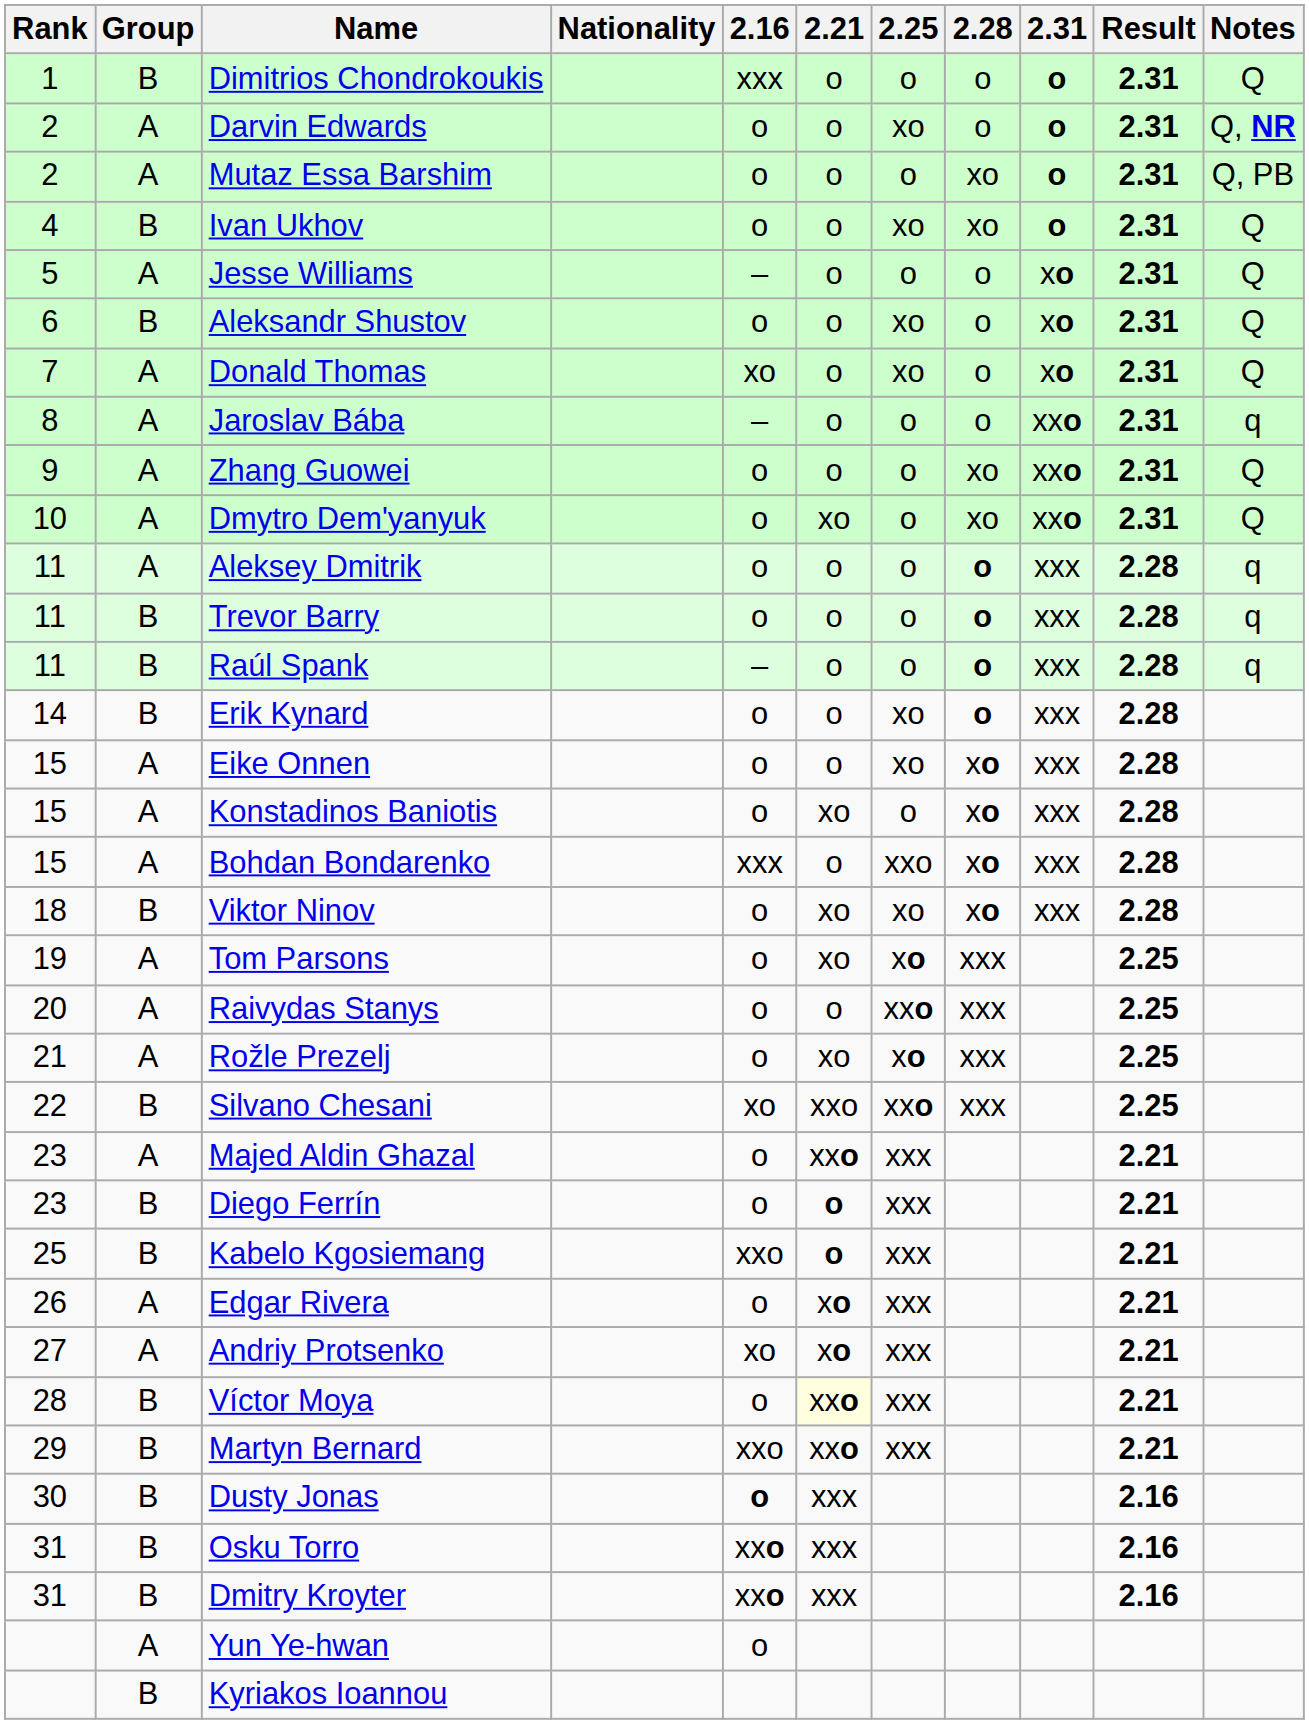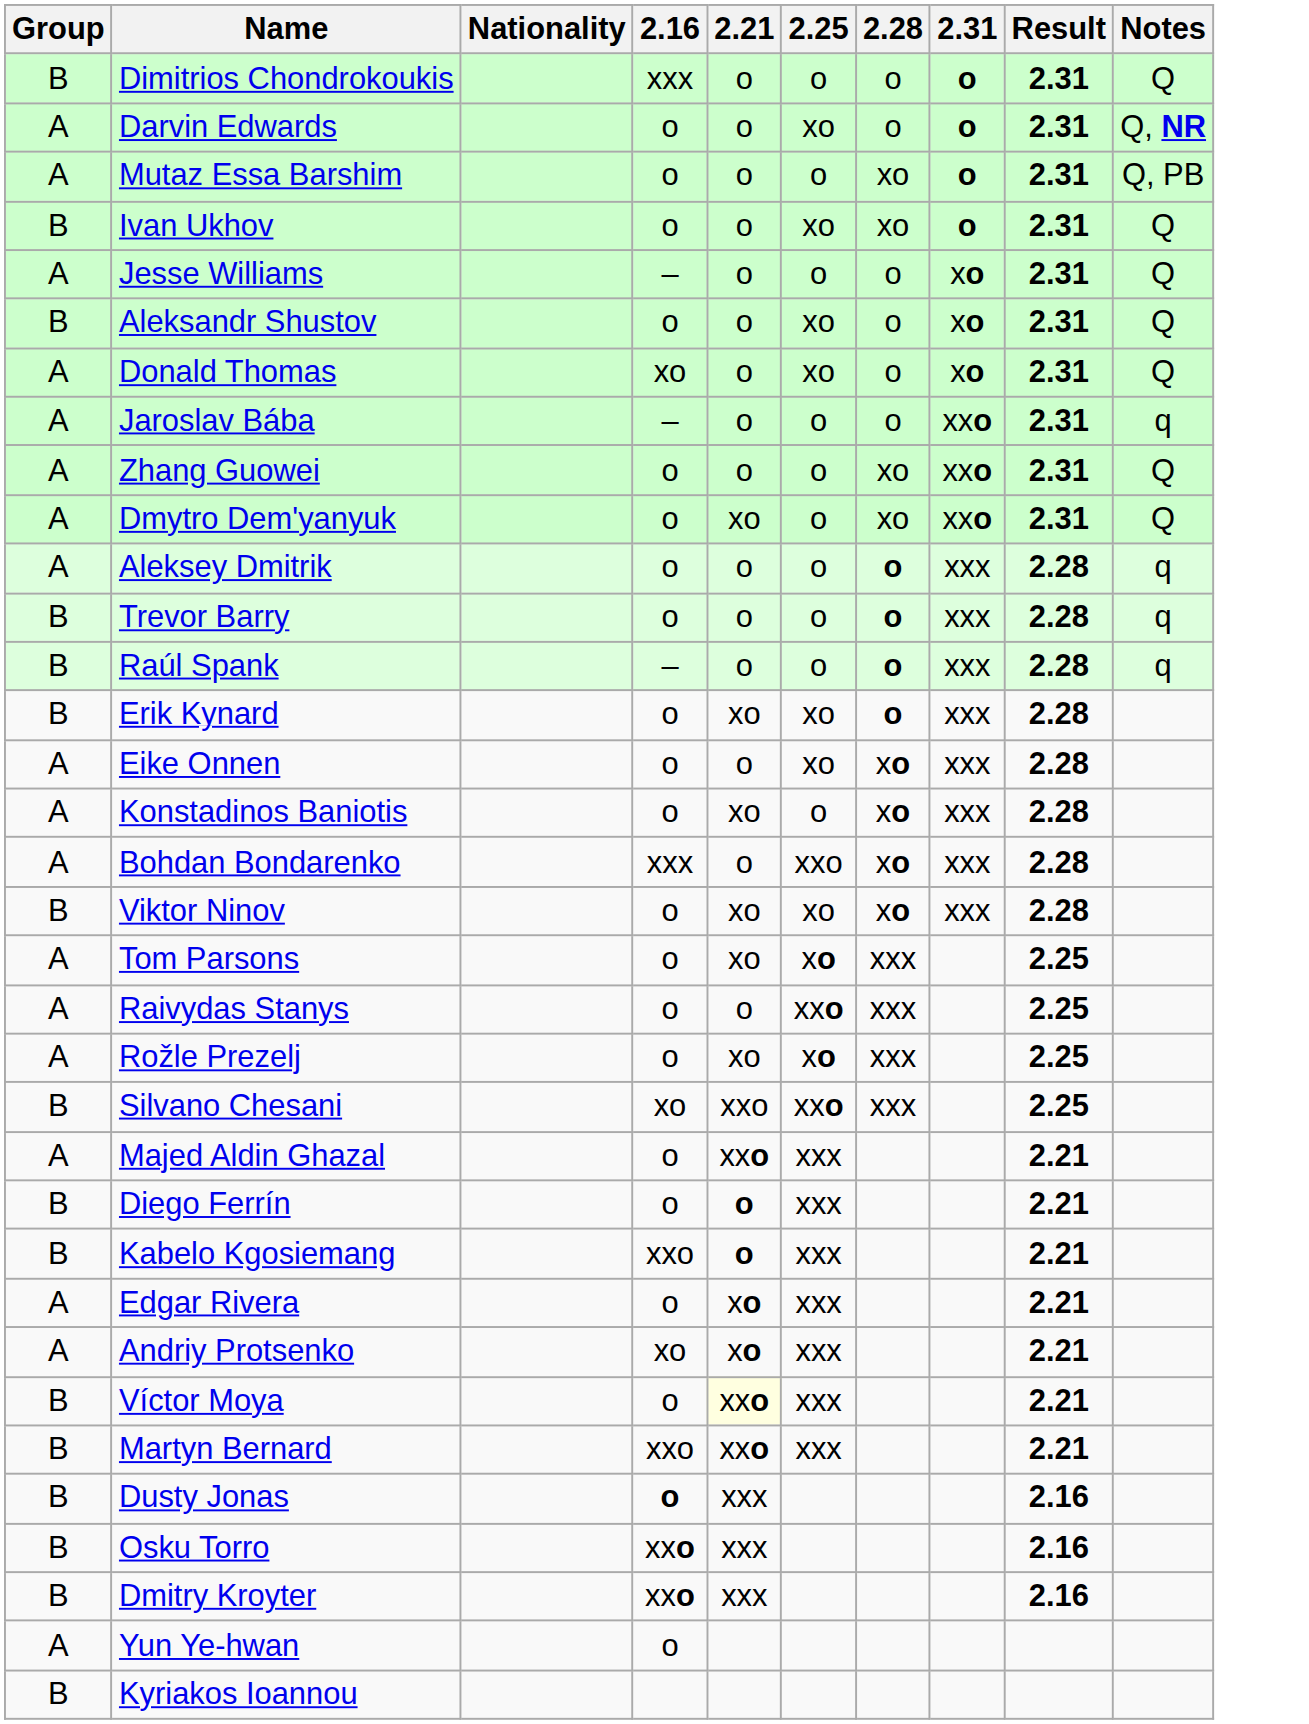- column: (50, 28)
(834, 714) o -> (744, 714) xo
